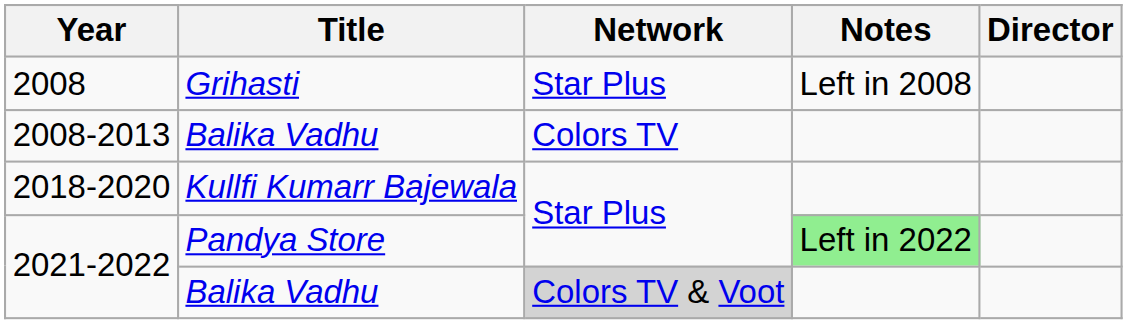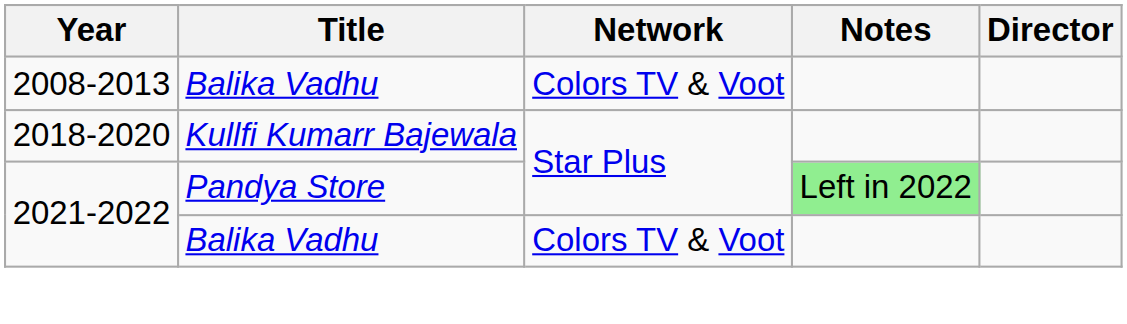- row: (49, 82)
(605, 135) Colors TV -> (658, 82) Colors TV & Voot
(658, 291) lightgrey background -> (658, 239) no background
